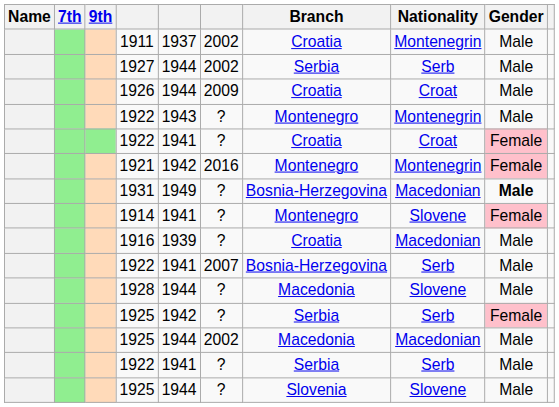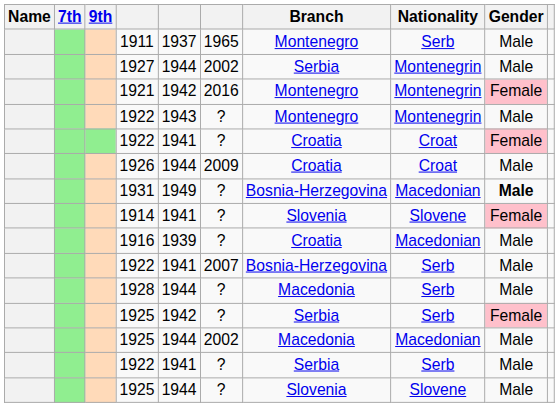(221, 41) 2002 -> (221, 41) 1965
(316, 41) Croatia -> (316, 41) Montenegro
(438, 41) Montenegrin -> (438, 41) Serb
(438, 66) Serb -> (438, 66) Montenegrin
rows swapped: (29, 92) <-> (29, 166)
(316, 215) Montenegro -> (316, 215) Slovenia
(438, 290) Slovene -> (438, 290) Serb
